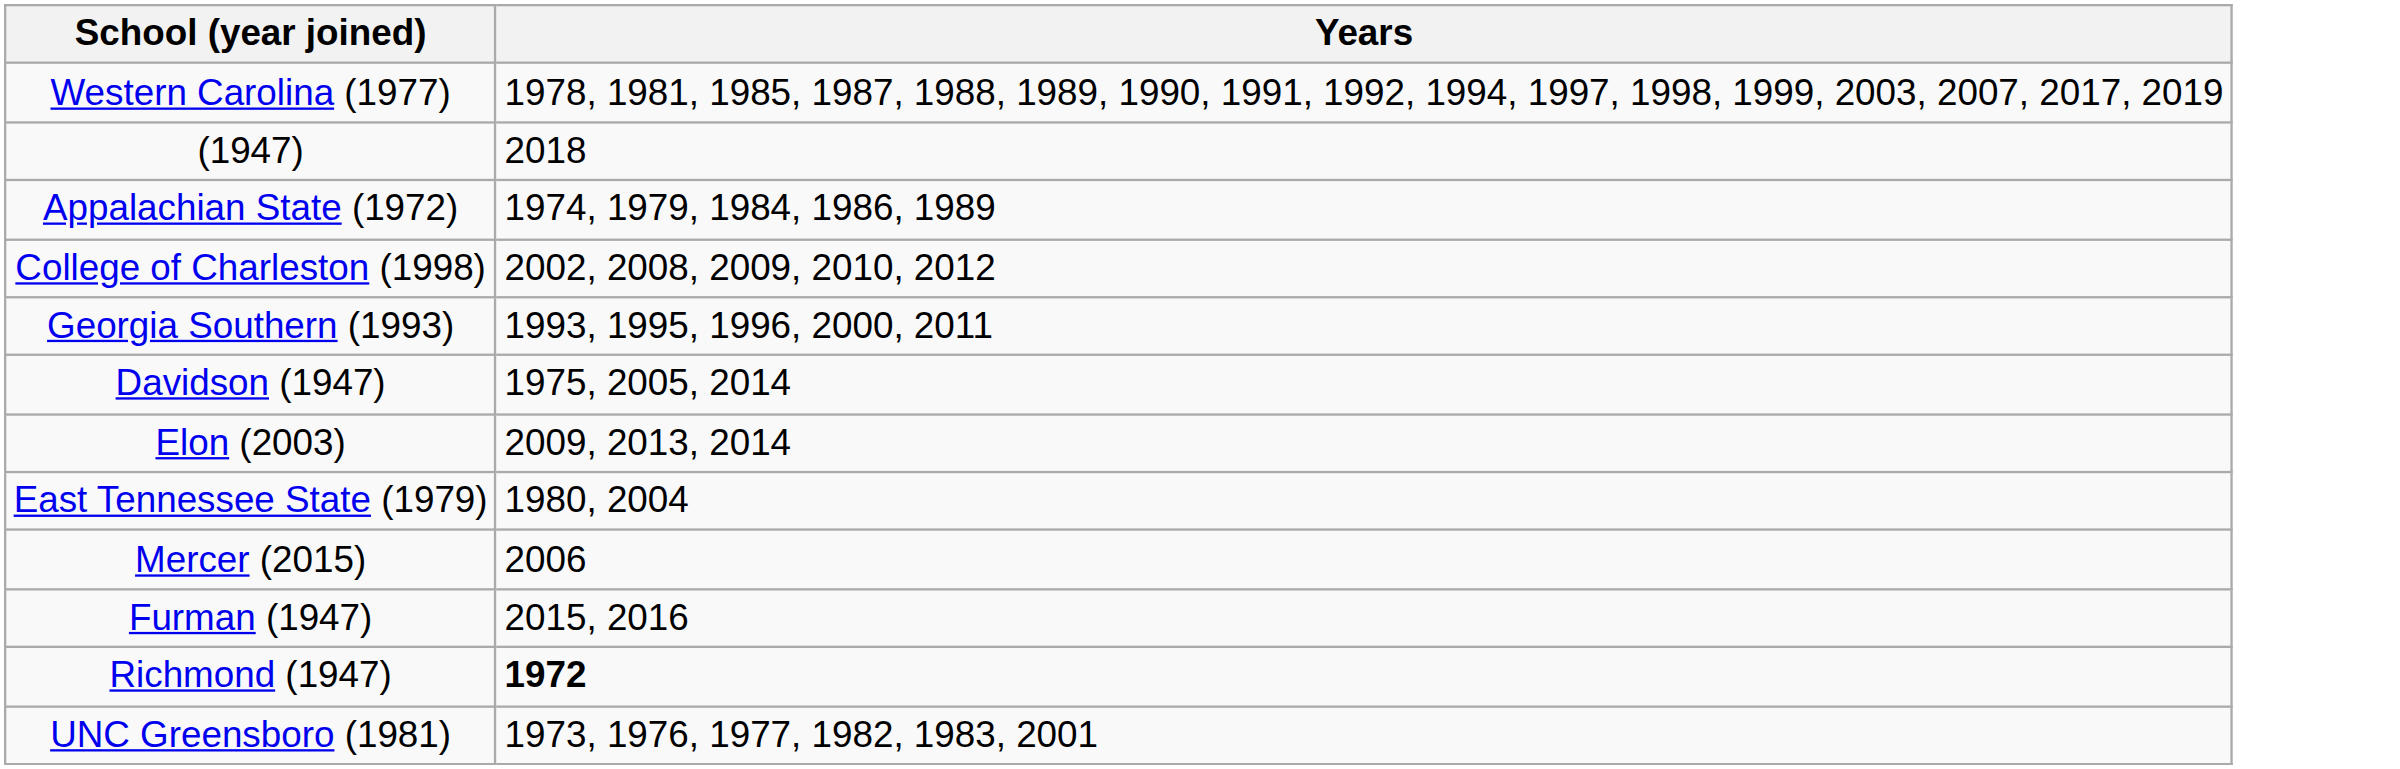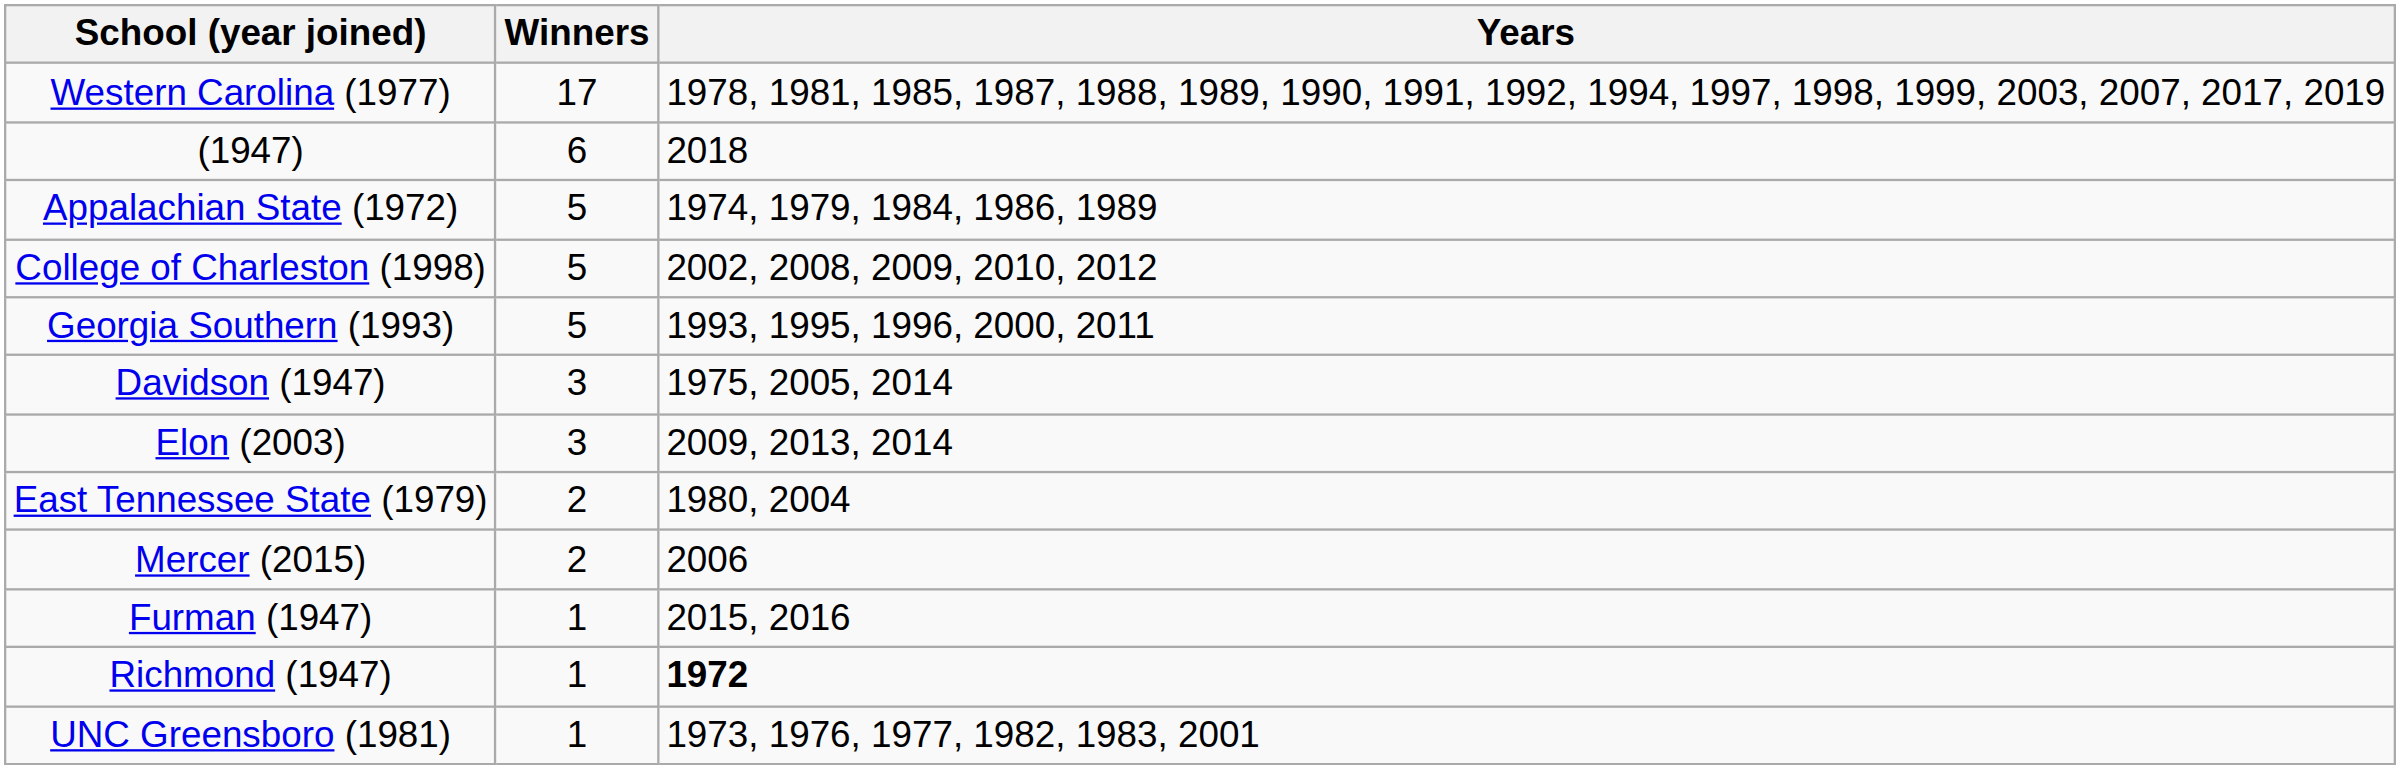+ column: (577, 33)
